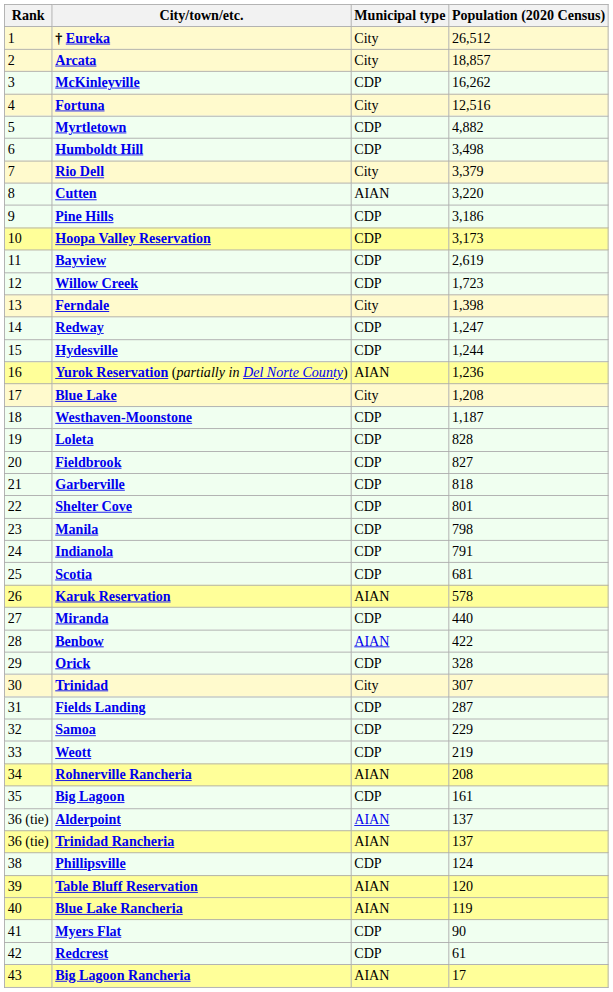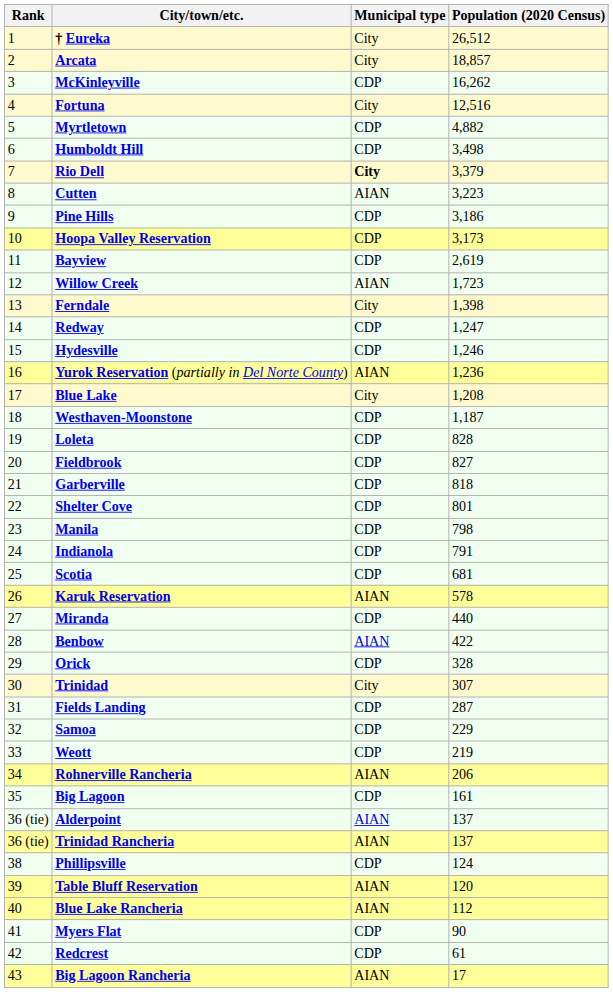(366, 171) normal -> (367, 171) bold
(468, 194) 3,220 -> (468, 194) 3,223
(368, 283) CDP -> (372, 283) AIAN
(468, 350) 1,244 -> (468, 350) 1,246
(462, 774) 208 -> (462, 774) 206
(462, 908) 119 -> (462, 908) 112
